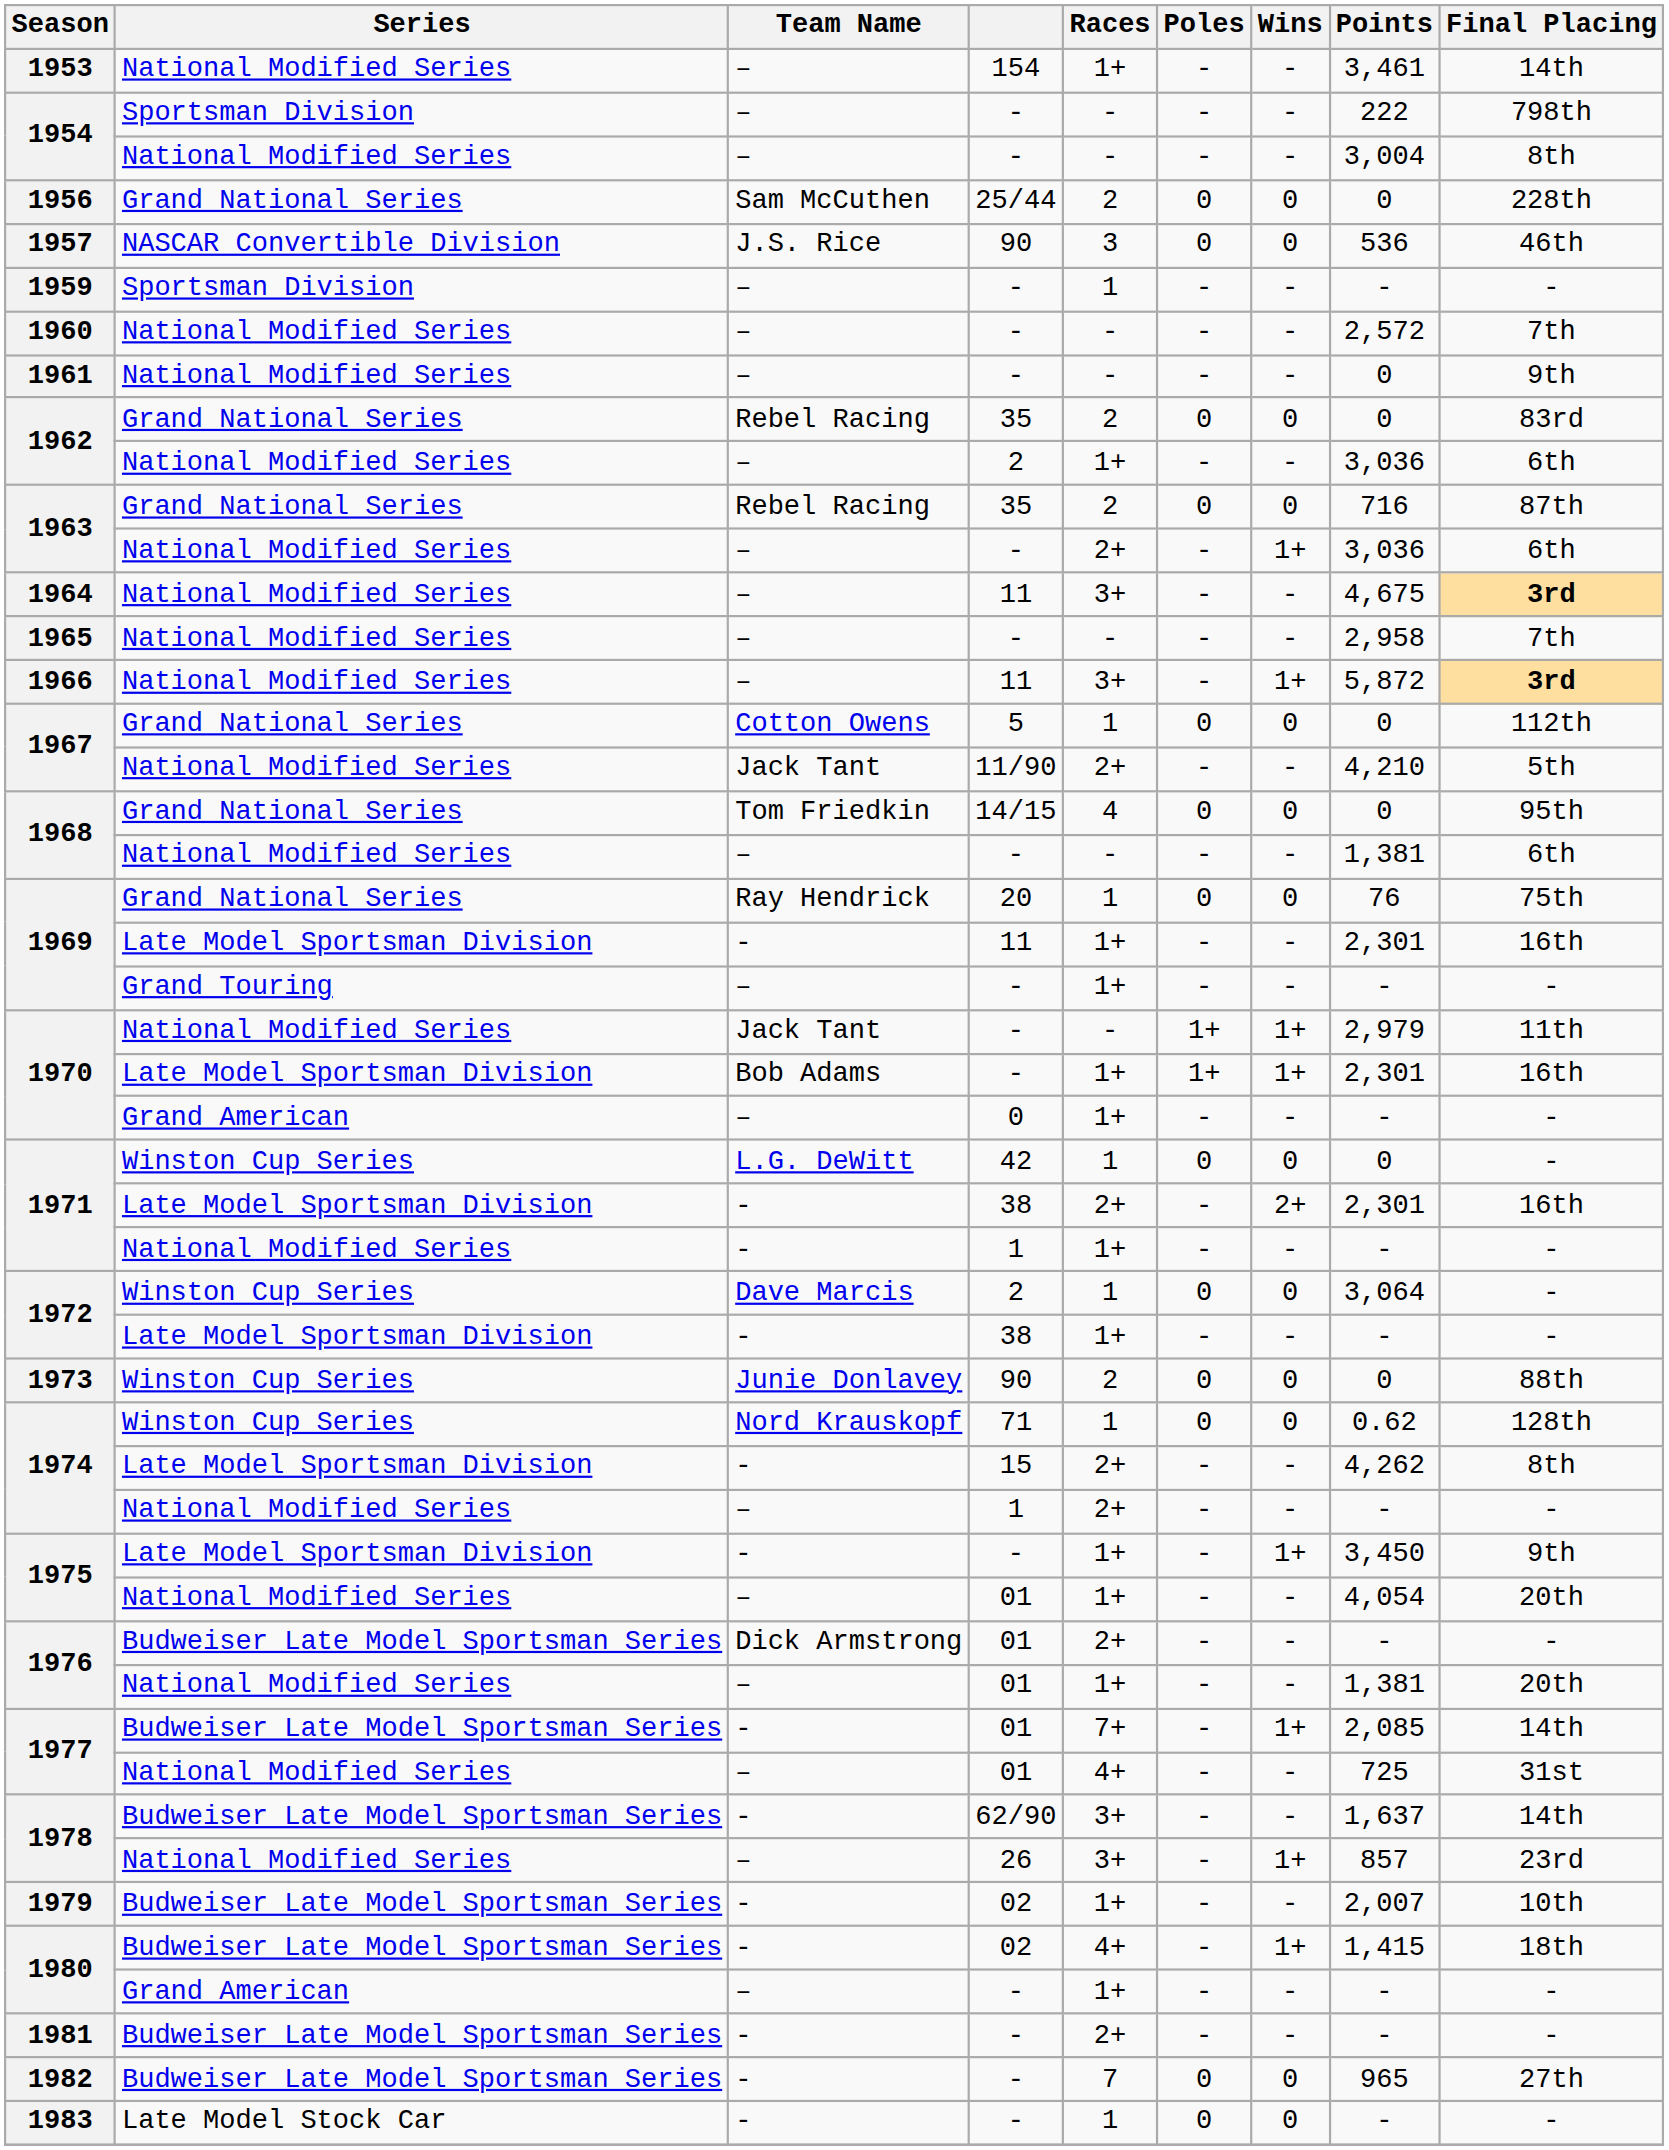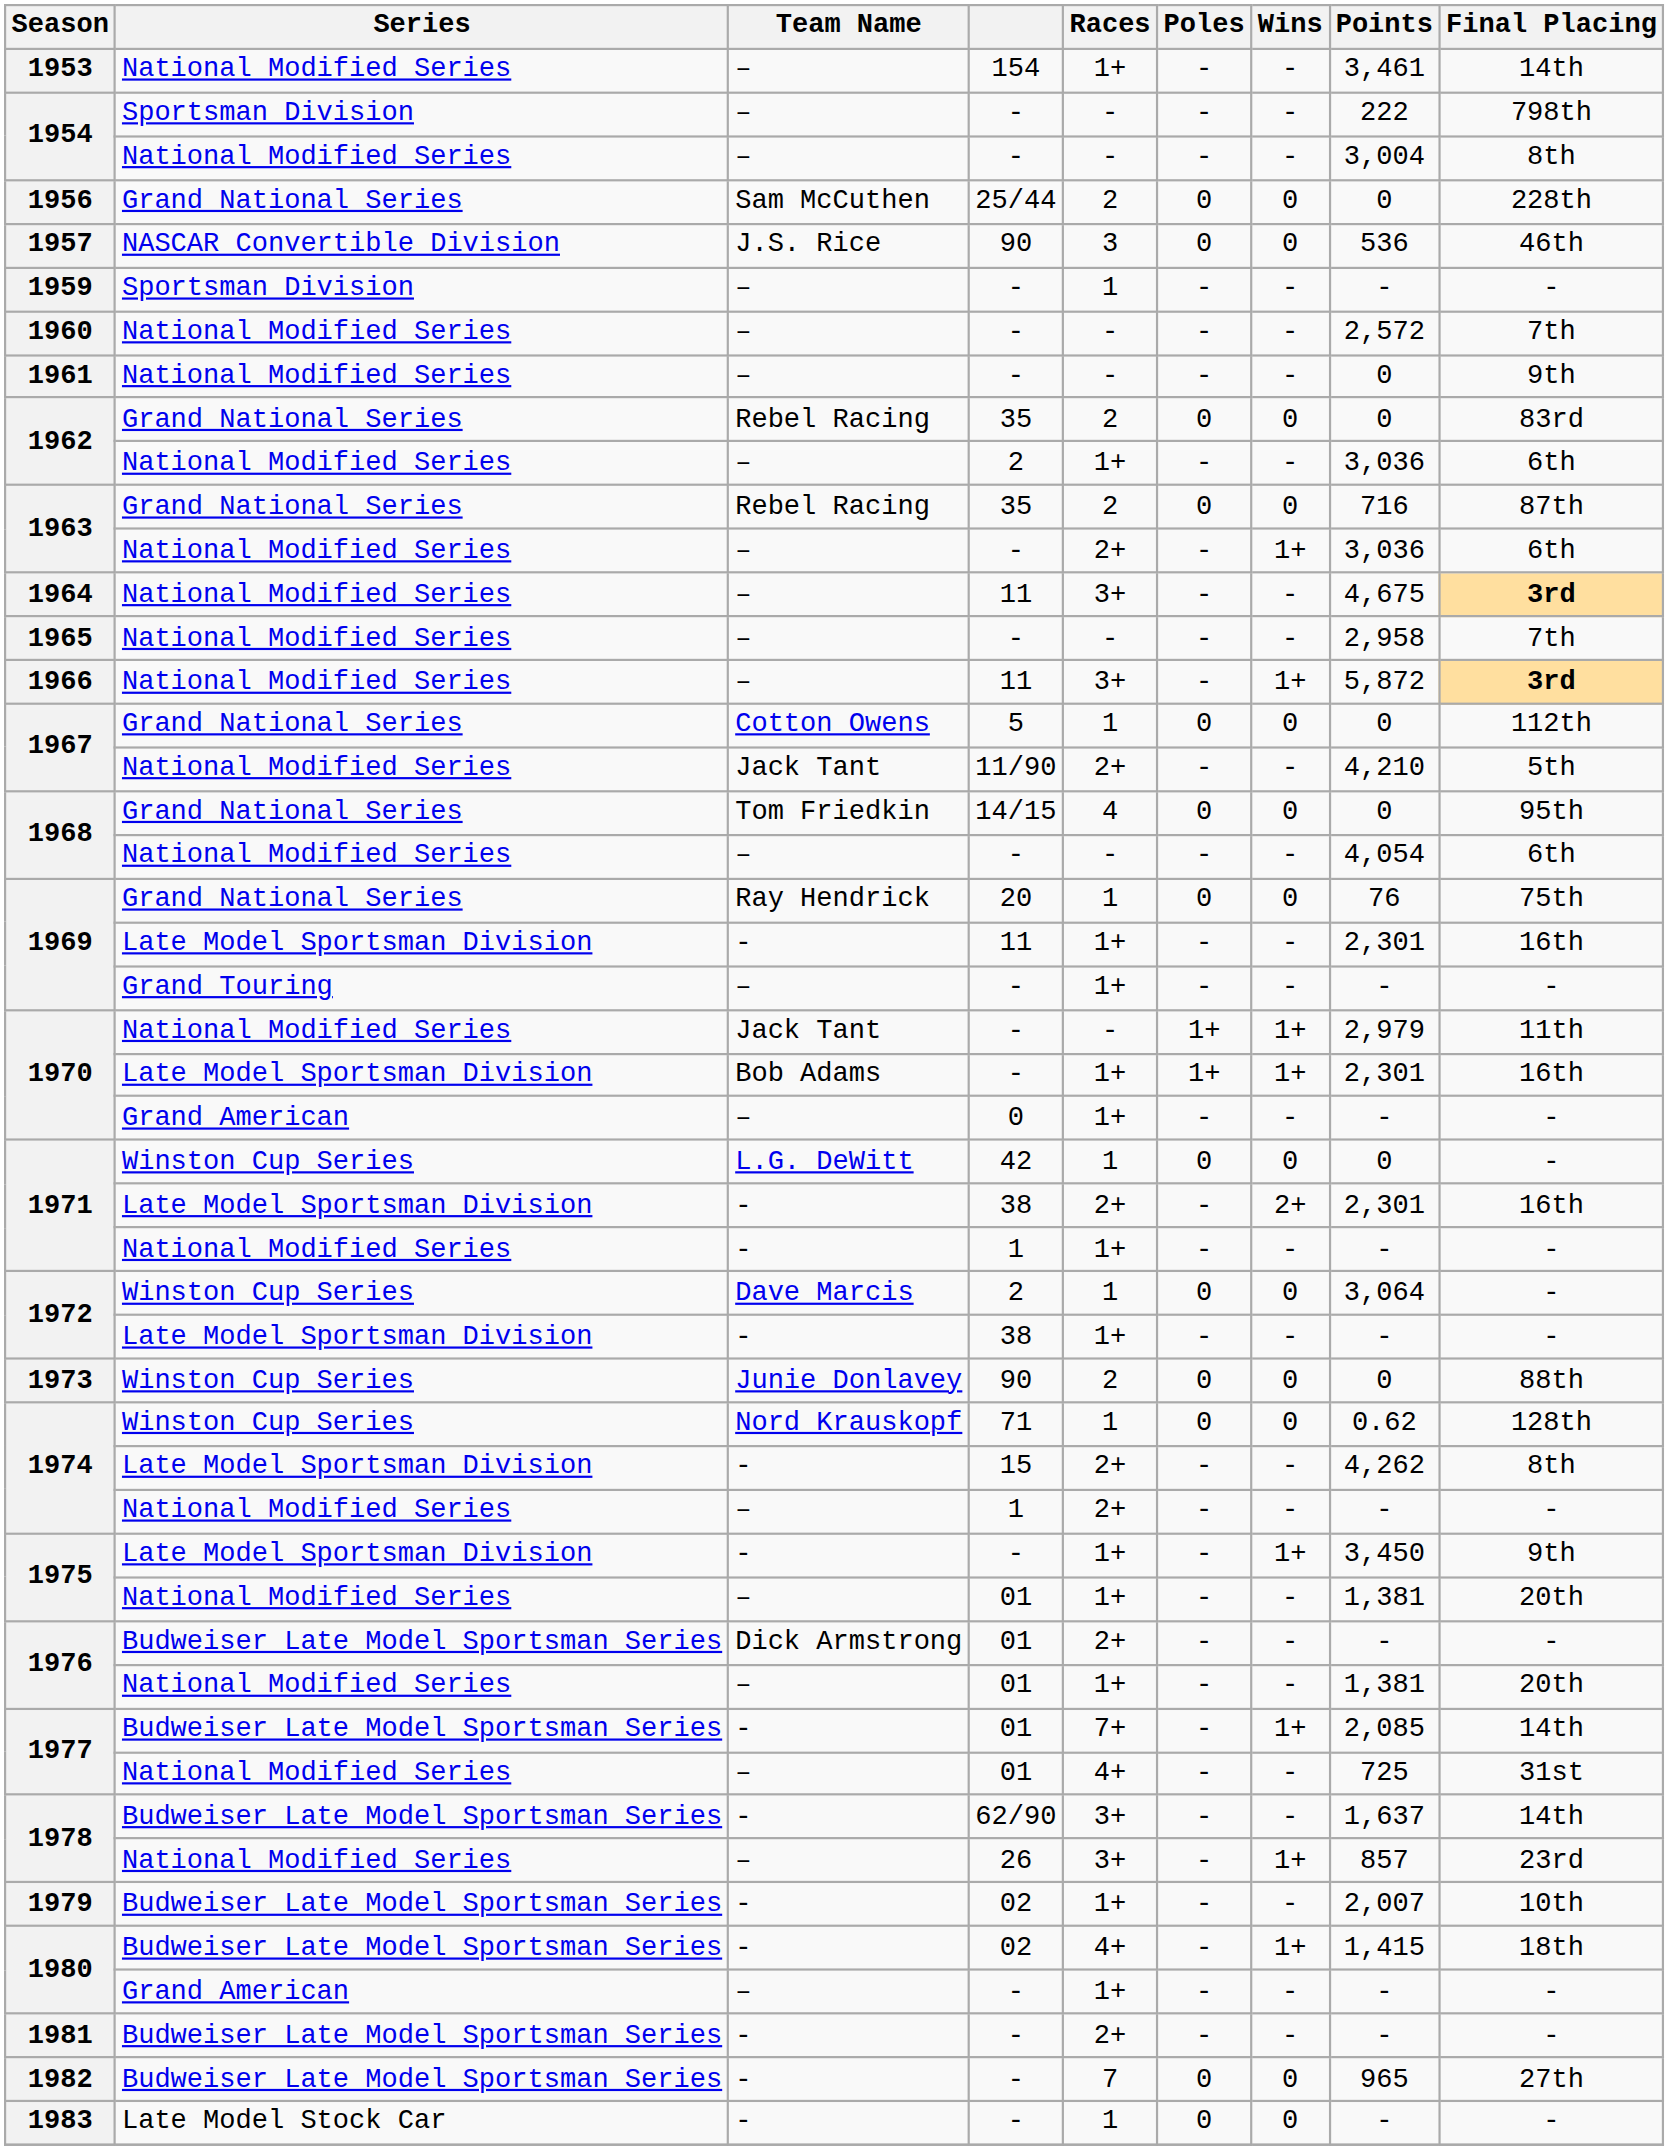(1384, 857) 1,381 -> (1384, 857) 4,054
(1384, 1599) 4,054 -> (1384, 1599) 1,381
